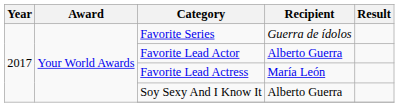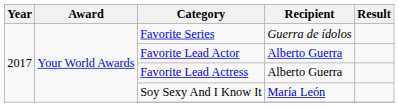(296, 72) María León -> (305, 72) Alberto Guerra
(305, 92) Alberto Guerra -> (296, 92) María León
